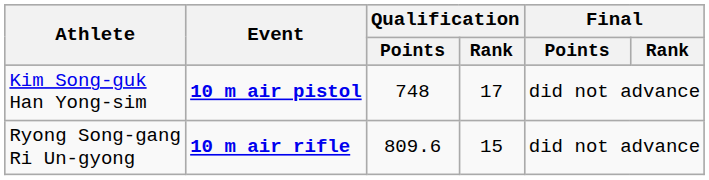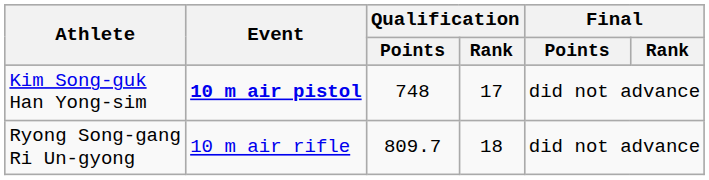(270, 147) bold -> (270, 147) normal
(413, 147) 809.6 -> (413, 147) 809.7
(491, 147) 15 -> (491, 147) 18
